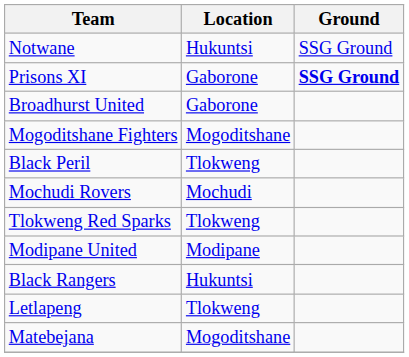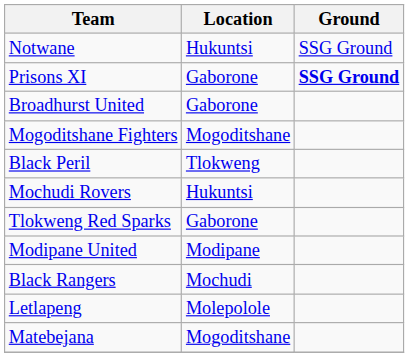(219, 192) Mochudi -> (219, 192) Hukuntsi
(223, 221) Tlokweng -> (222, 221) Gaborone
(219, 279) Hukuntsi -> (219, 279) Mochudi
(223, 308) Tlokweng -> (228, 308) Molepolole
